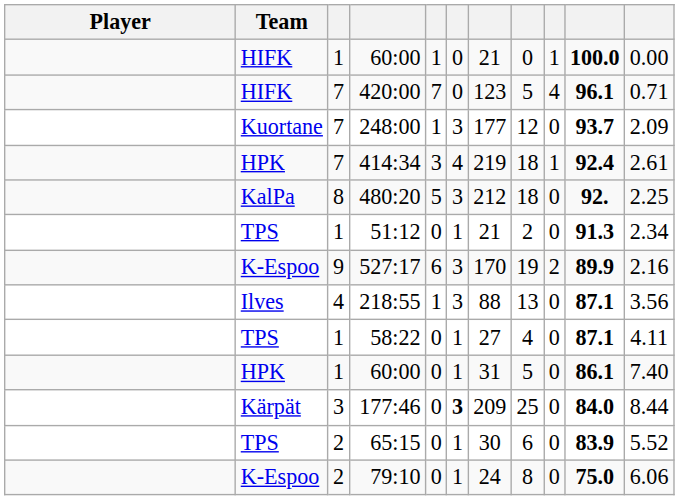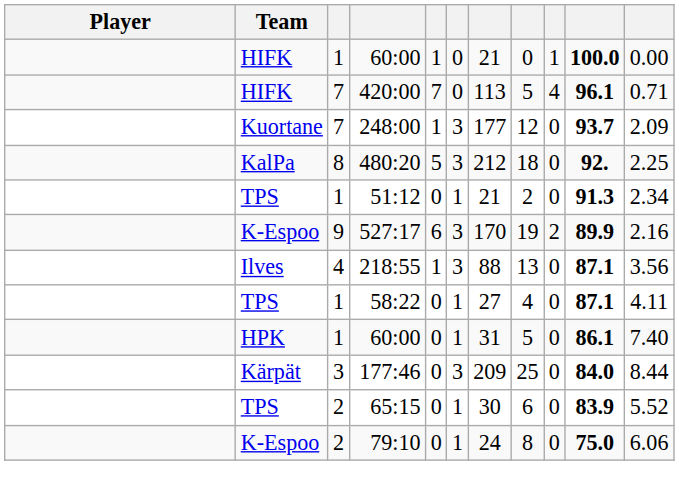(490, 92) 123 -> (490, 92) 113
- row: (263, 162)
(457, 407) bold -> (457, 372) normal
